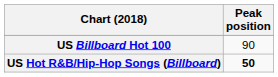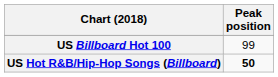(248, 44) 90 -> (248, 44) 99
